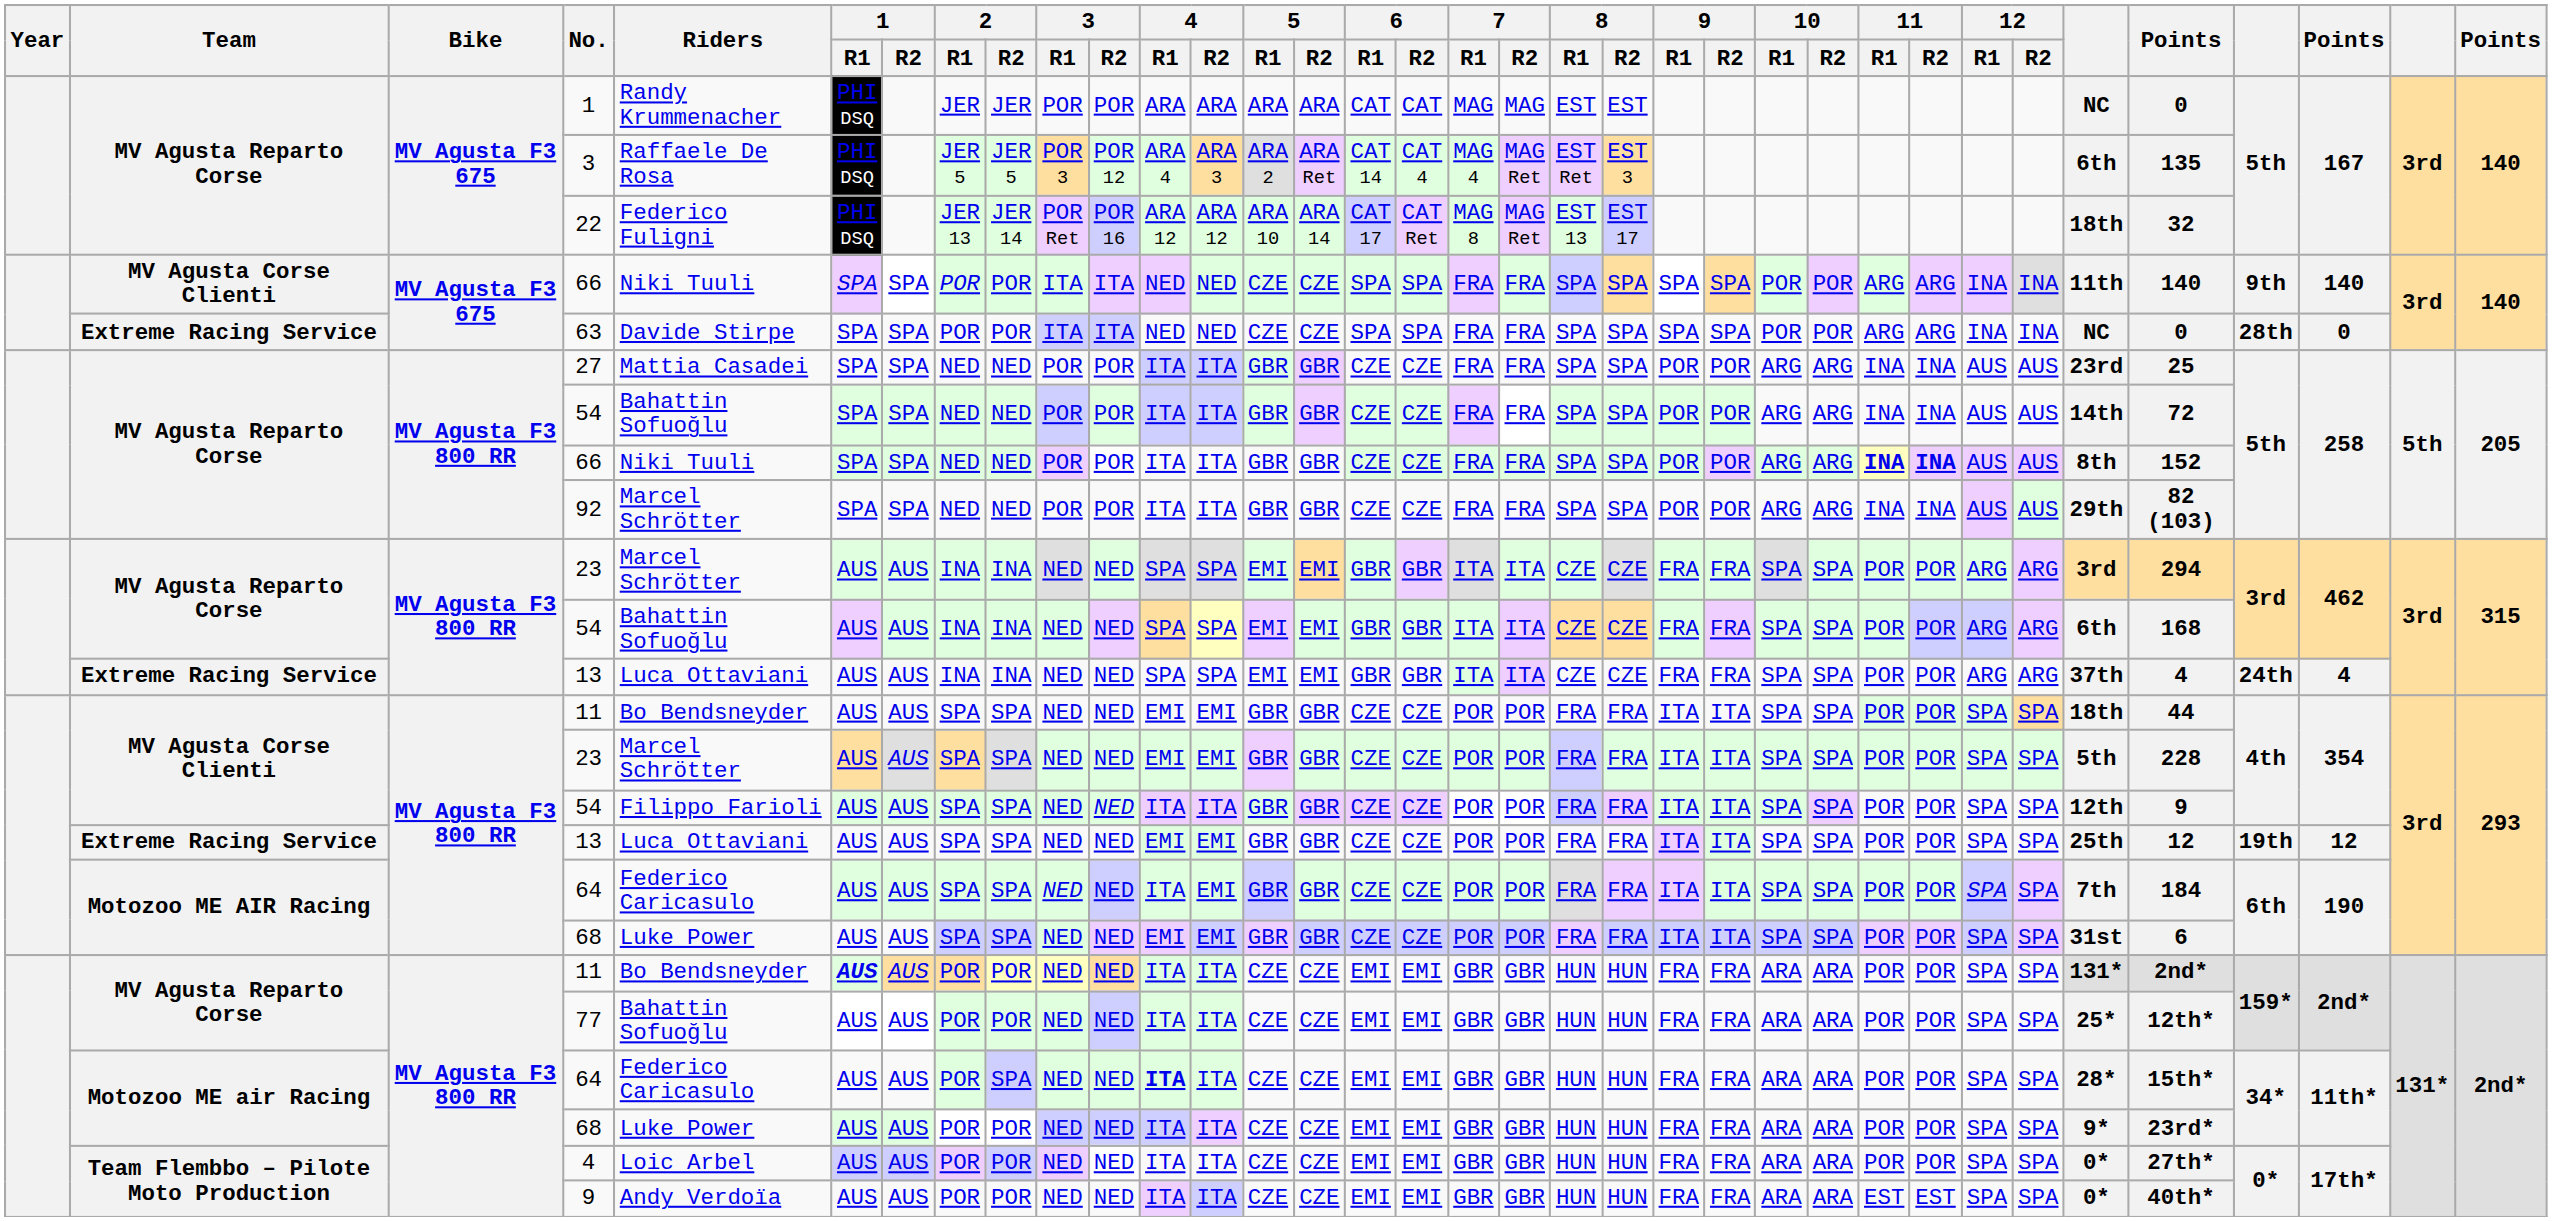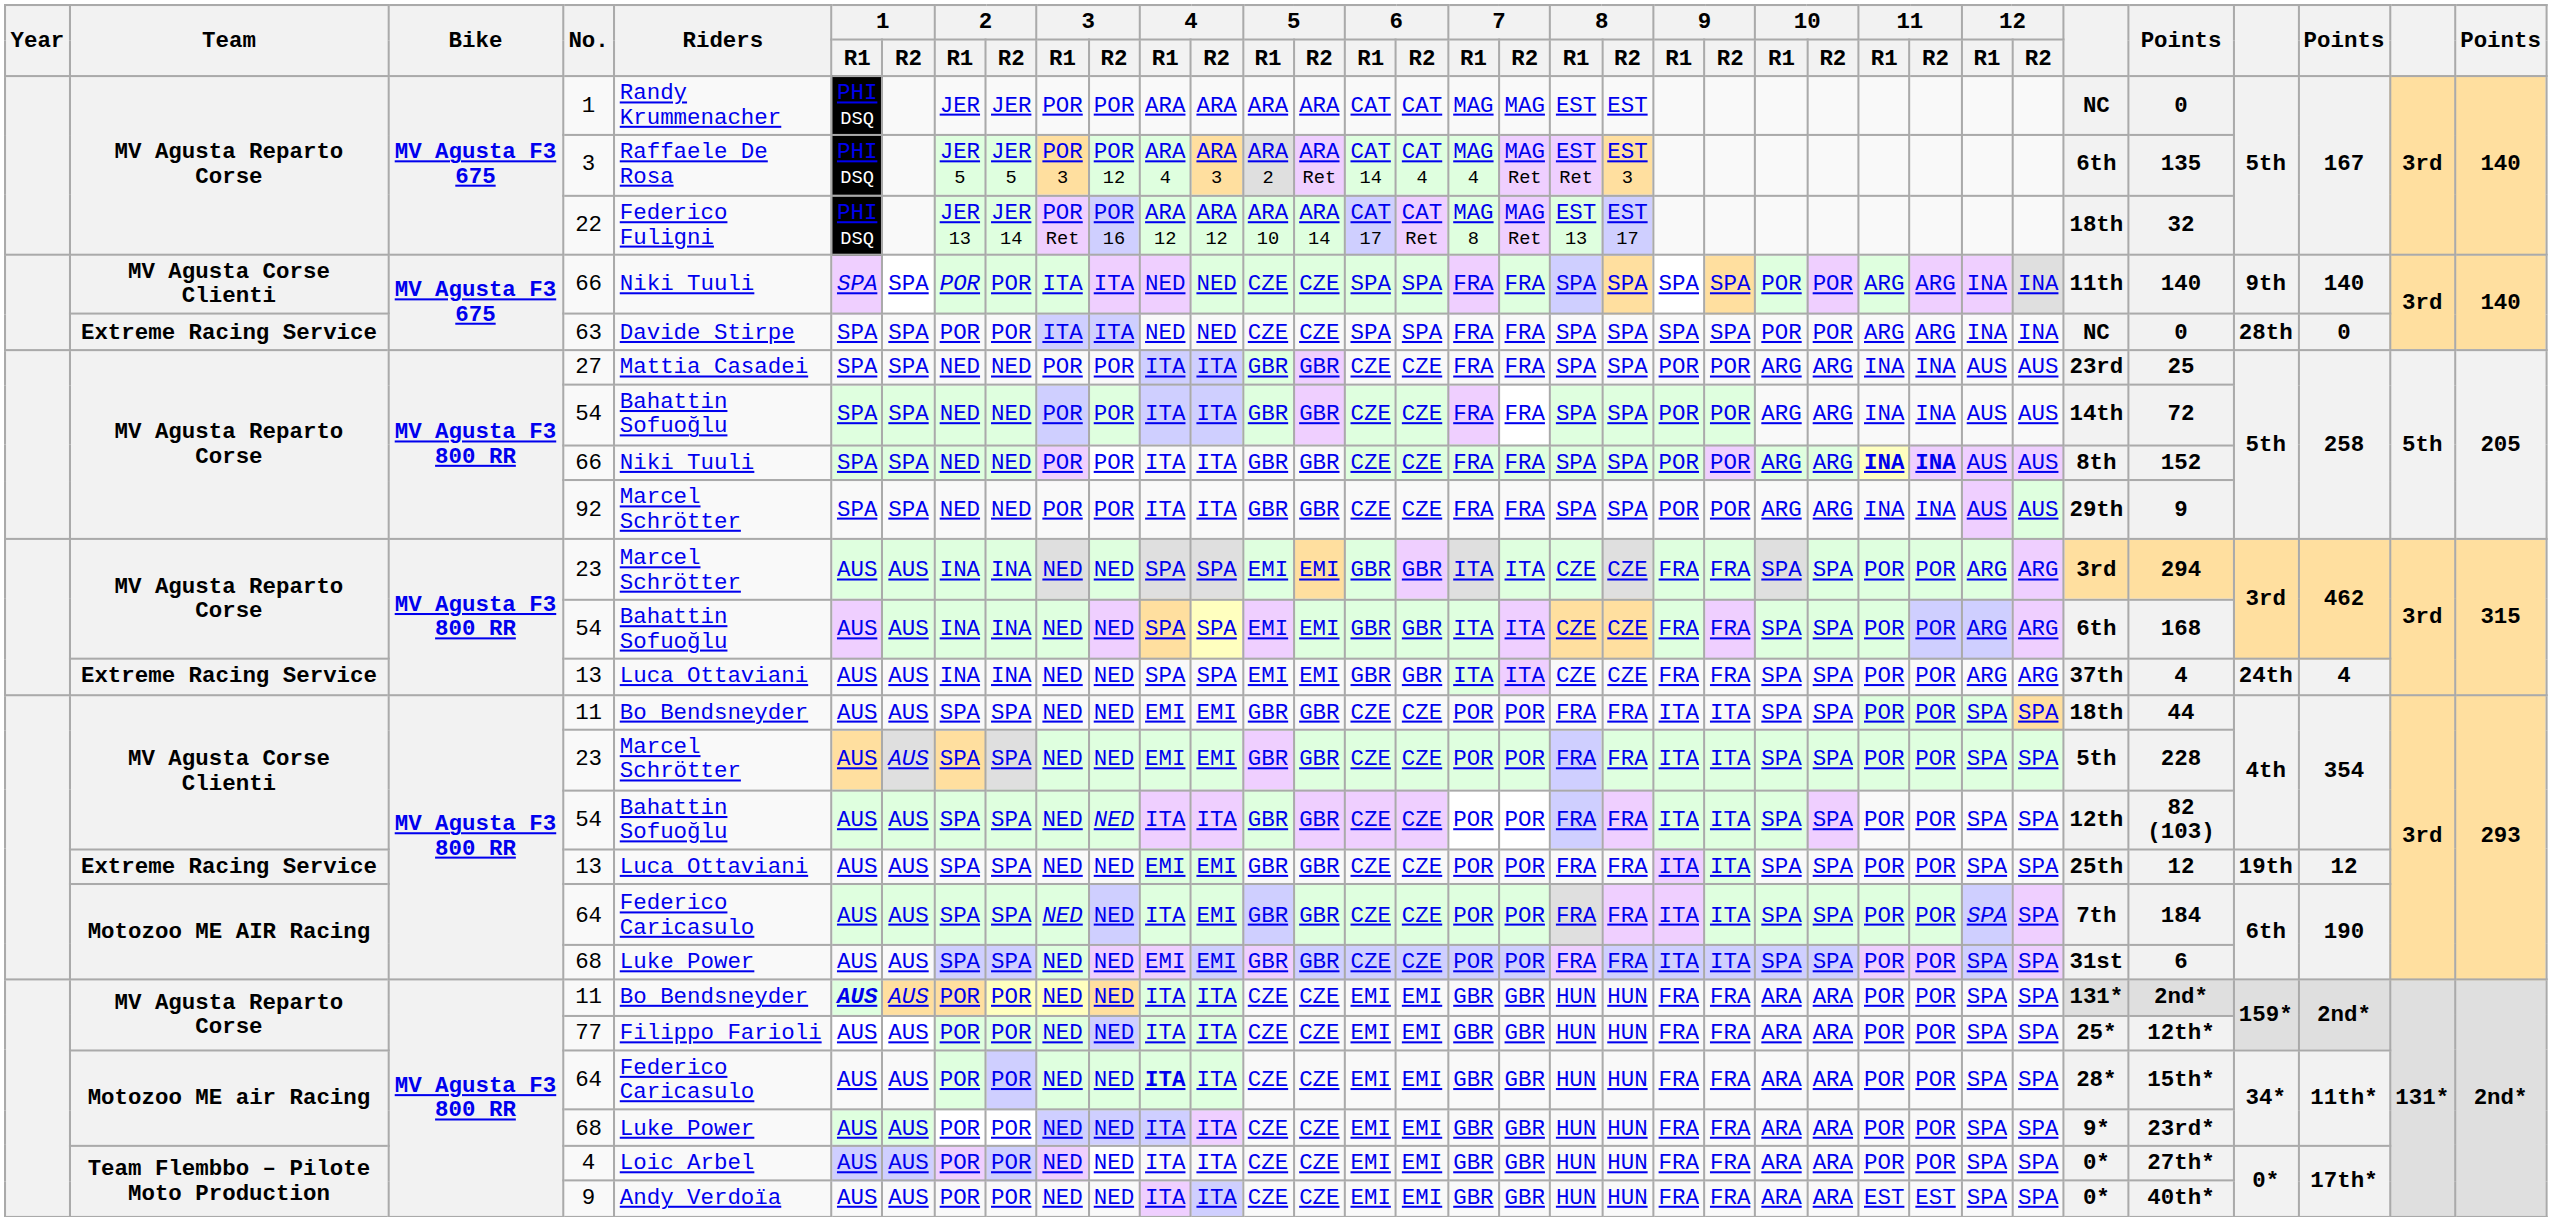(2181, 510) 82 (103) -> (2181, 510) 9
(721, 807) Filippo Farioli -> (674, 820) Bahattin Sofuoğlu
(2181, 807) 9 -> (2181, 820) 82 (103)
(674, 1021) Bahattin Sofuoğlu -> (721, 1033) Filippo Farioli
(1011, 1080) SPA -> (1011, 1080) POR
